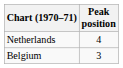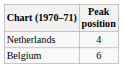(99, 55) 3 -> (99, 55) 6
